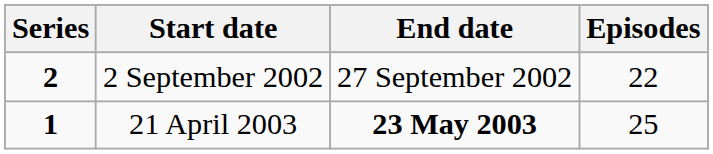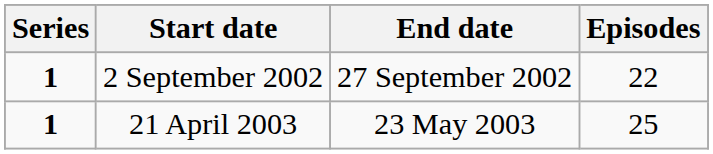(51, 76) 2 -> (51, 76) 1
(455, 124) bold -> (455, 124) normal
